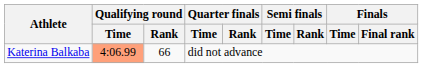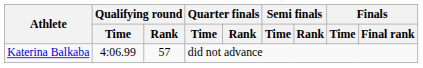(118, 53) lightsalmon background -> (118, 53) no background
(164, 53) 66 -> (164, 53) 57
